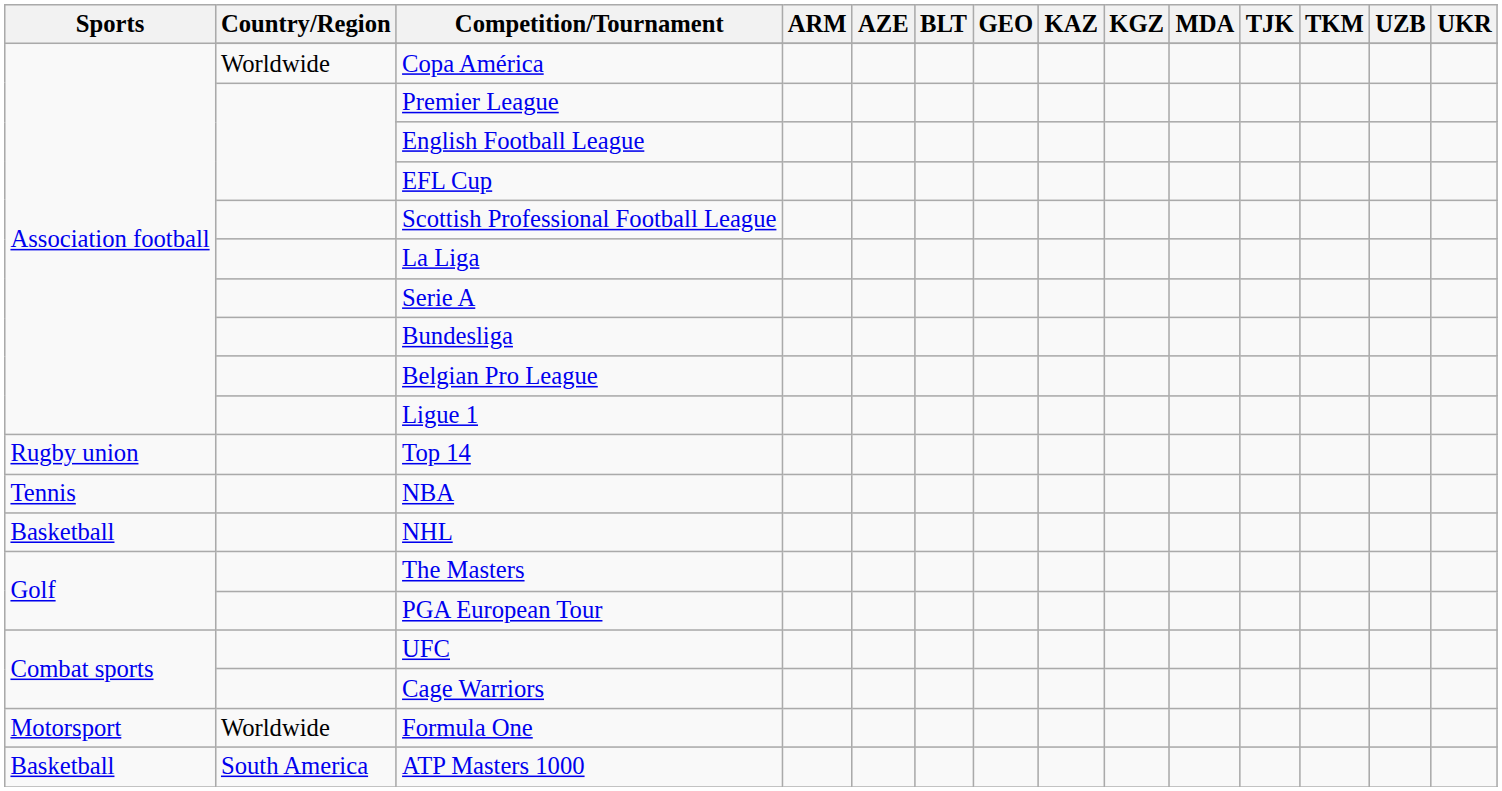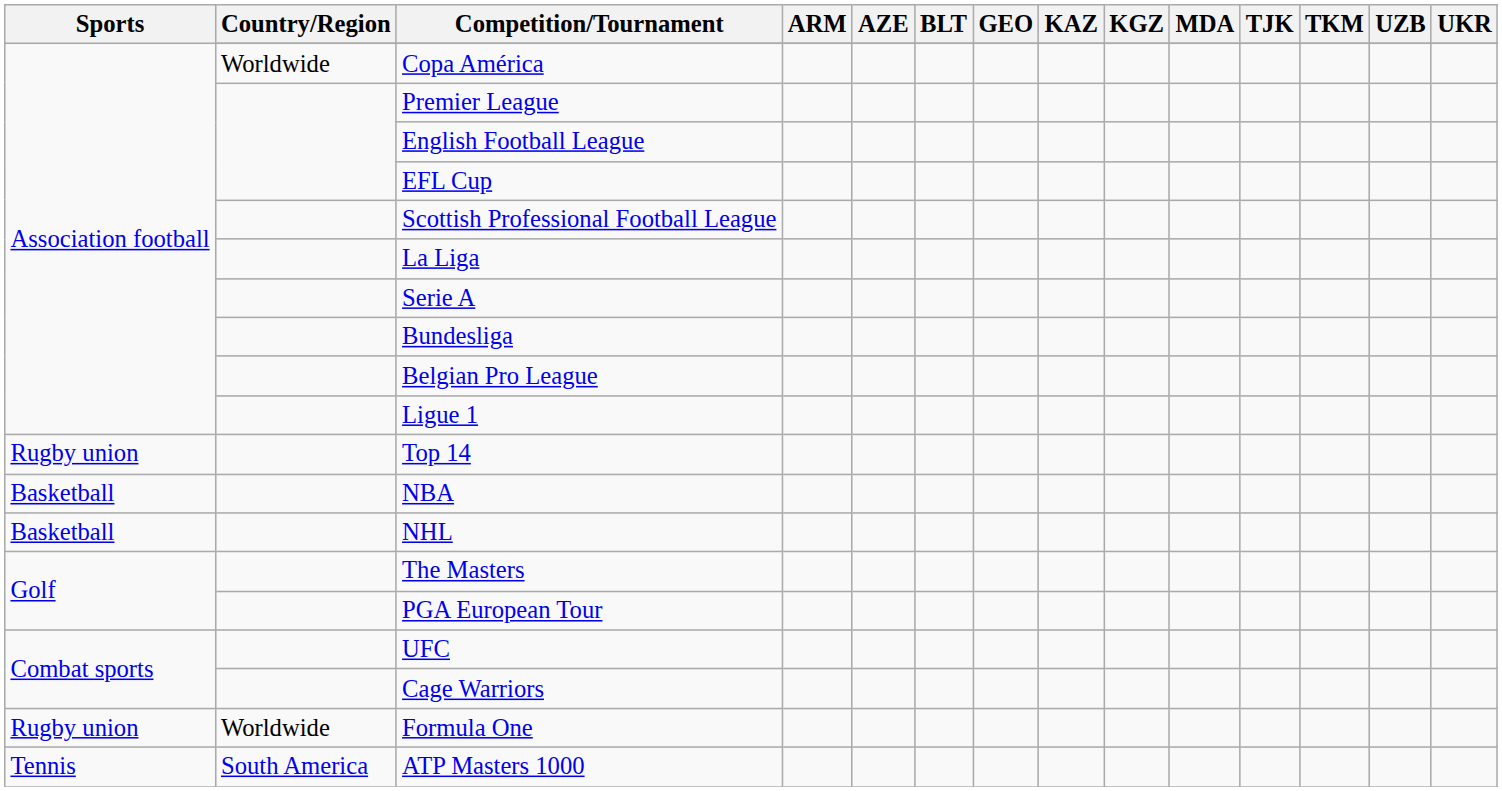(43, 492) Tennis -> (62, 492) Basketball
(66, 727) Motorsport -> (74, 727) Rugby union
(62, 766) Basketball -> (43, 766) Tennis
